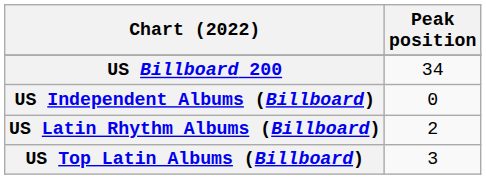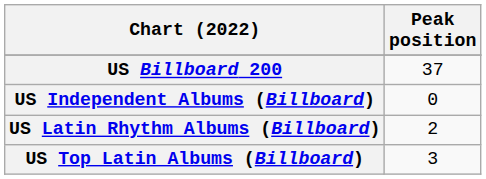(433, 70) 34 -> (433, 70) 37
